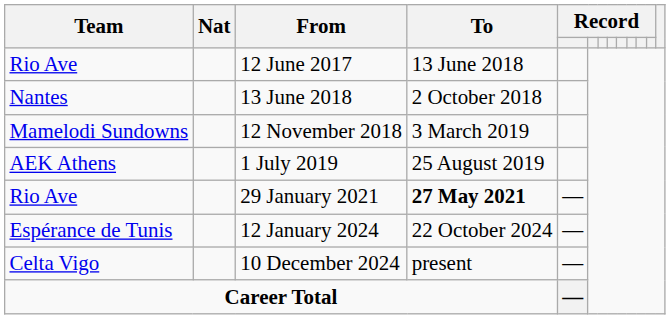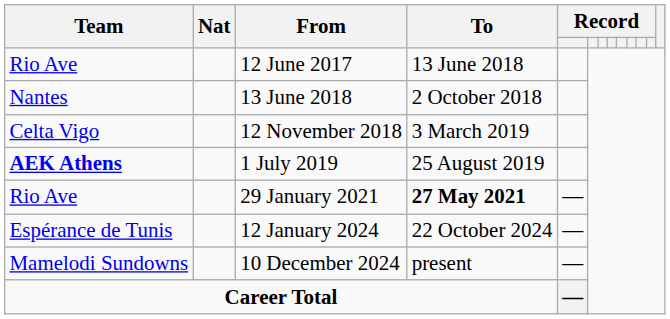(99, 130) Mamelodi Sundowns -> (54, 130) Celta Vigo
(63, 163) normal -> (66, 163) bold
(54, 263) Celta Vigo -> (99, 263) Mamelodi Sundowns
